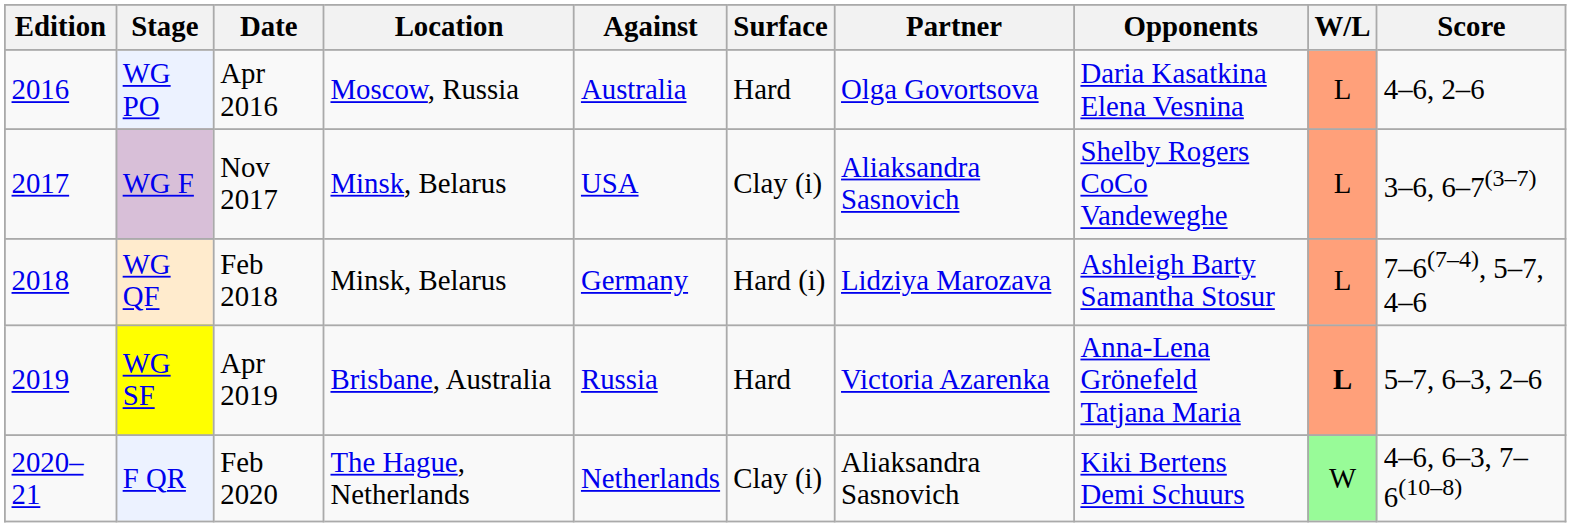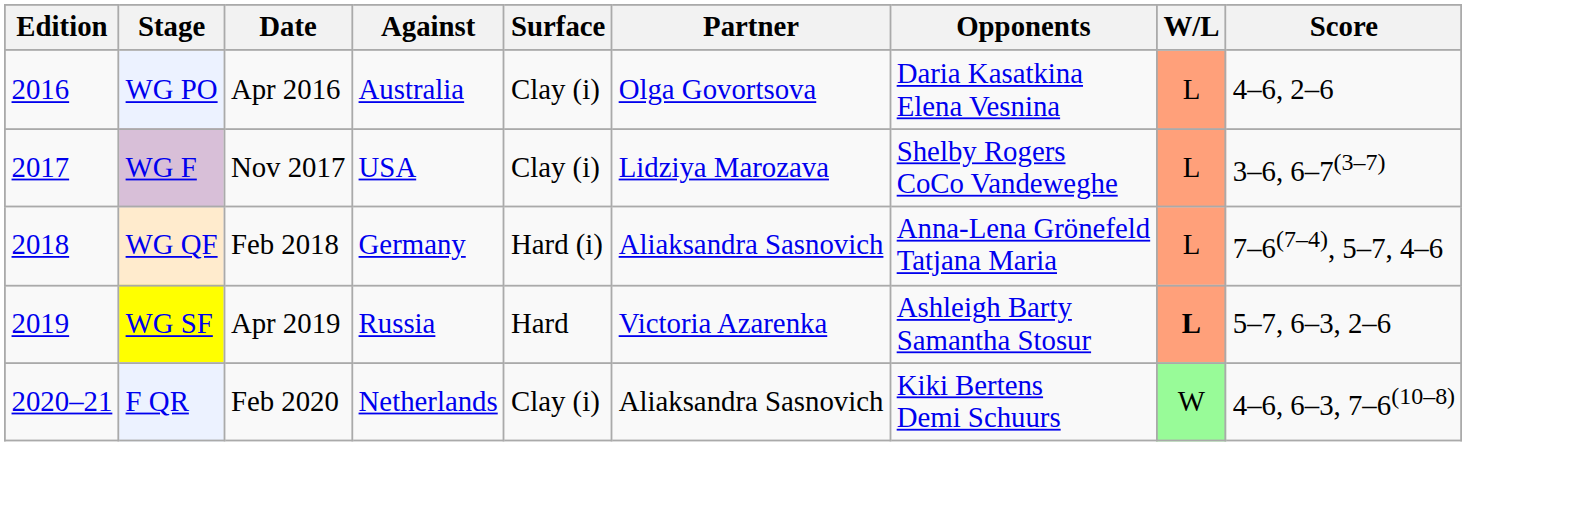- column: (449, 27)
(762, 89) Hard -> (555, 89) Clay (i)
(911, 183) Aliaksandra Sasnovich -> (724, 167) Lidziya Marozava
(946, 281) Lidziya Marozava -> (751, 245) Aliaksandra Sasnovich
(1178, 281) Ashleigh Barty Samantha Stosur -> (1023, 245) Anna-Lena Grönefeld Tatjana Maria
(1161, 379) Anna-Lena Grönefeld Tatjana Maria -> (994, 323) Ashleigh Barty Samantha Stosur
